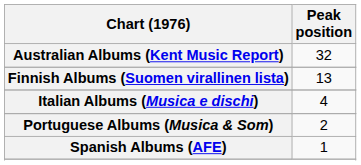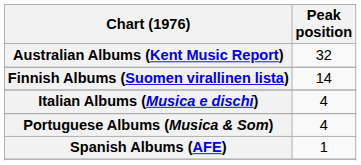(324, 78) 13 -> (324, 78) 14
(324, 124) 2 -> (324, 124) 4
